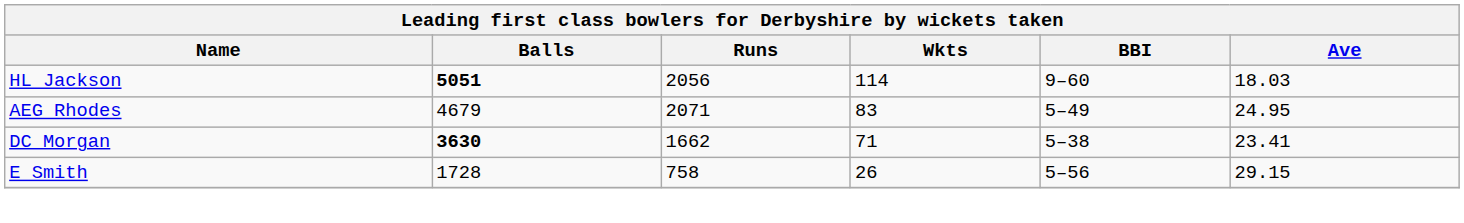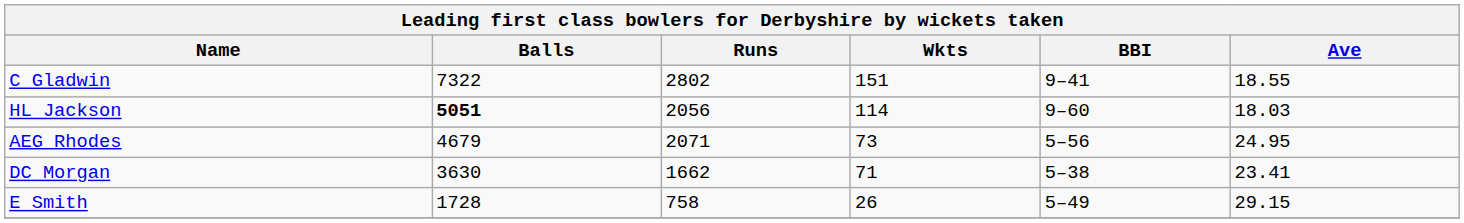+ row: (60, 81)
(866, 112) 83 -> (866, 142) 73
(1067, 112) 5–49 -> (1067, 142) 5–56
(459, 142) bold -> (459, 173) normal
(1067, 173) 5–56 -> (1067, 203) 5–49
